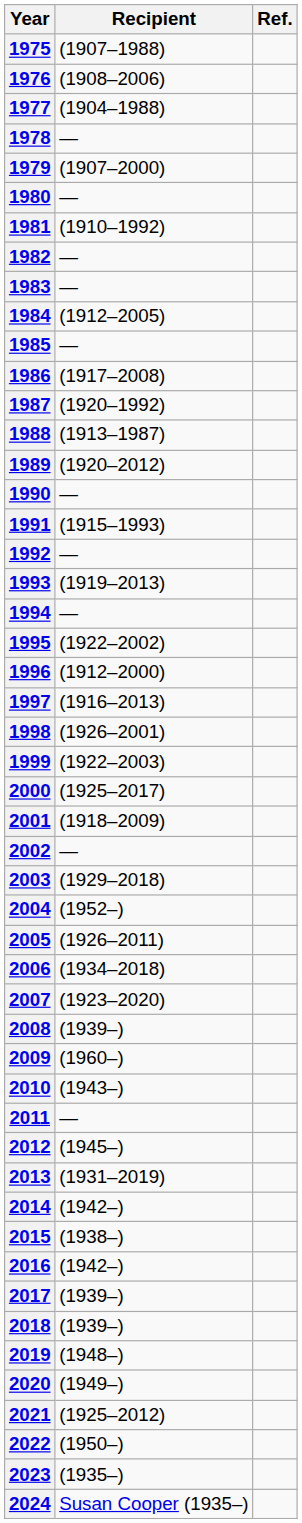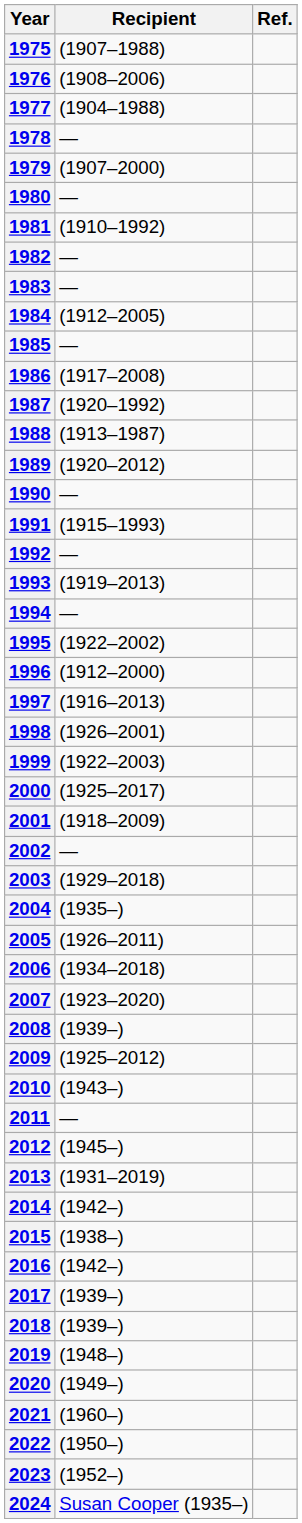(91, 910) (1952–) -> (91, 910) (1935–)
(91, 1058) (1960–) -> (112, 1058) (1925–2012)
(112, 1414) (1925–2012) -> (91, 1414) (1960–)
(91, 1474) (1935–) -> (91, 1474) (1952–)
